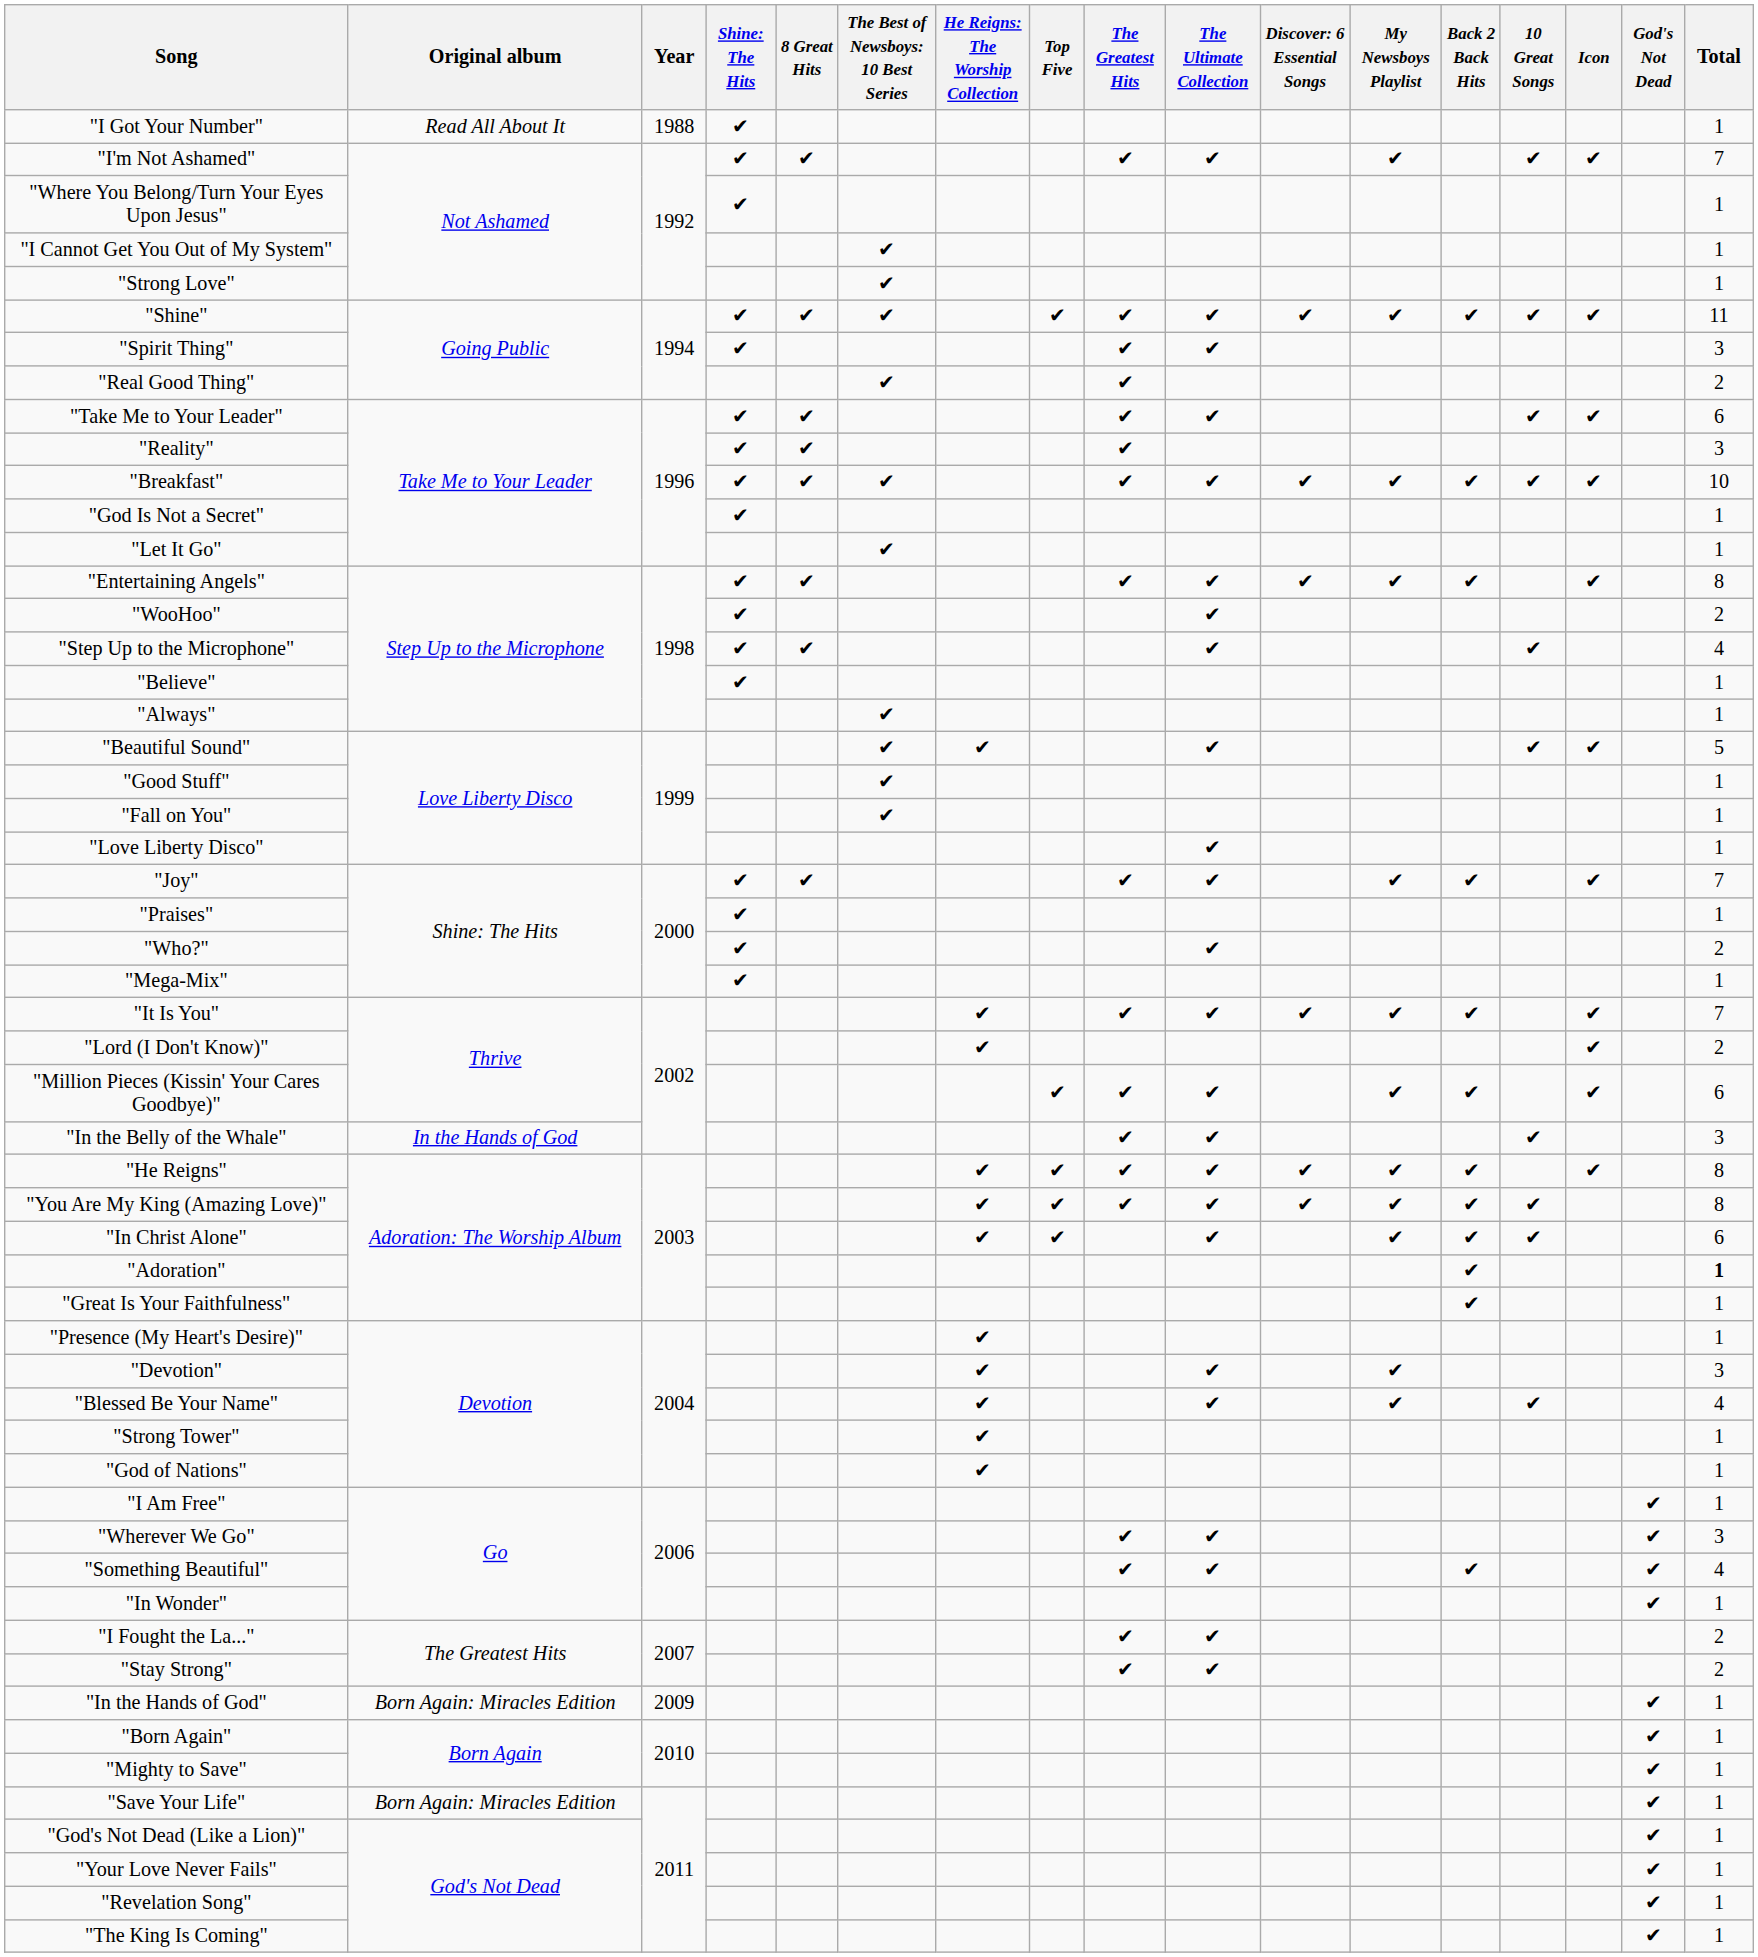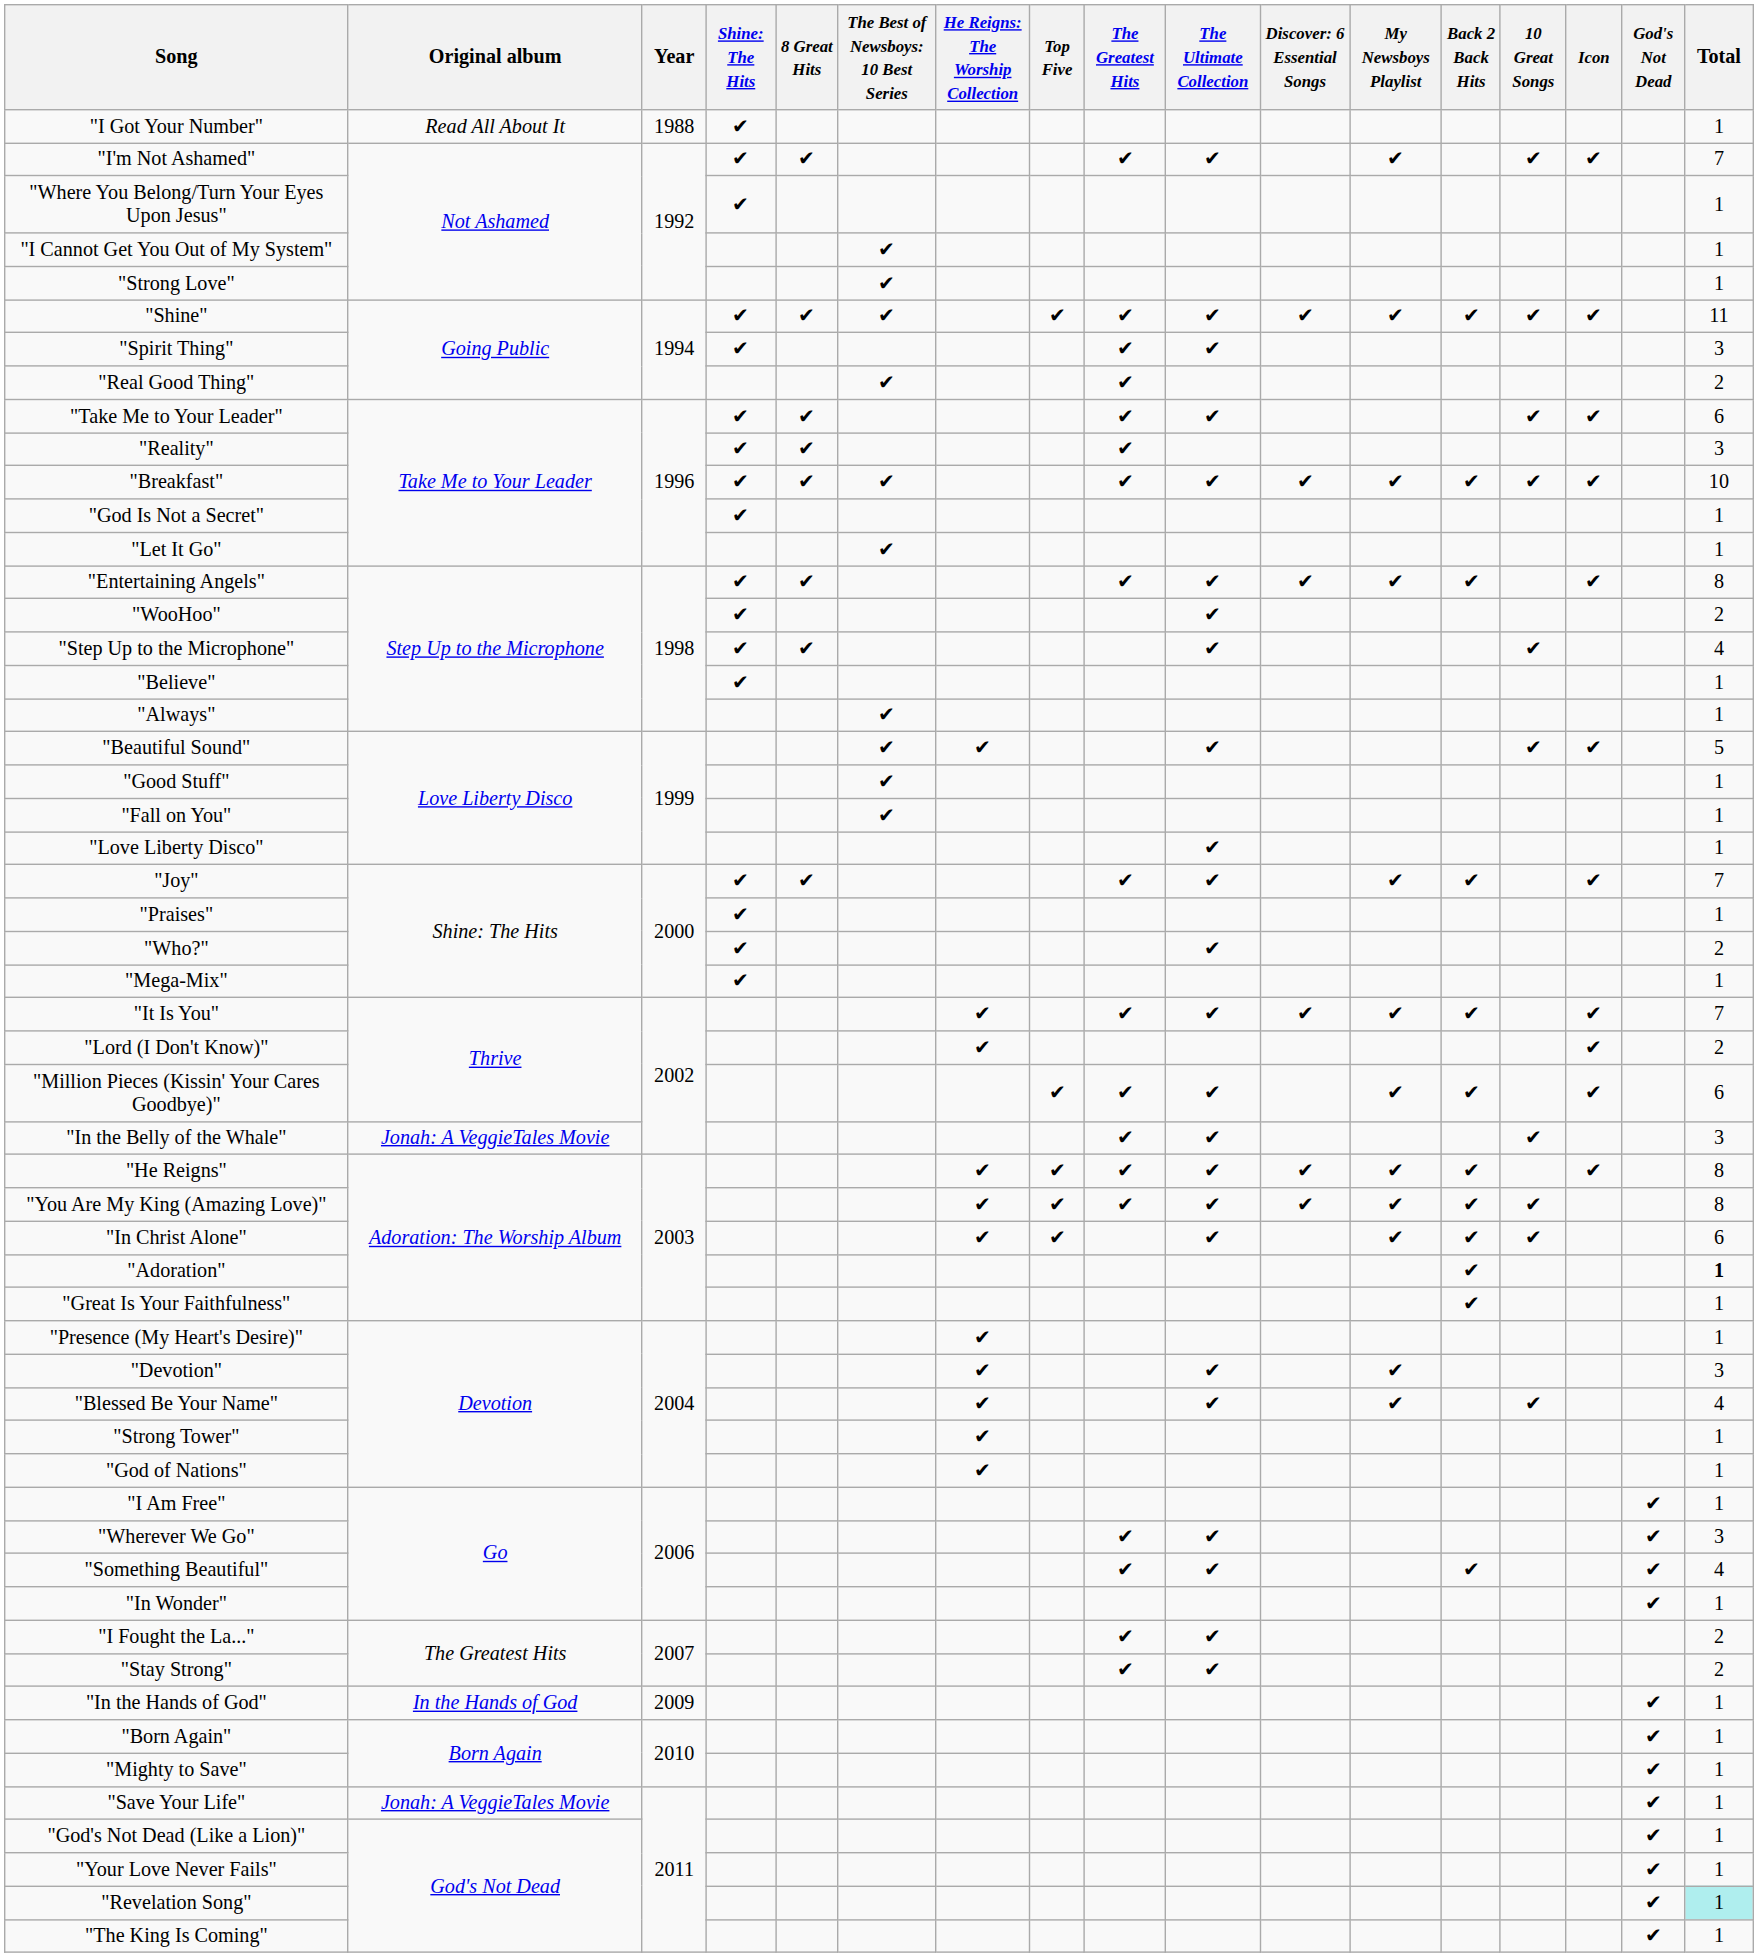(495, 1138) In the Hands of God -> (495, 1138) Jonah: A VeggieTales Movie
(495, 1703) Born Again: Miracles Edition -> (495, 1703) In the Hands of God
(495, 1803) Born Again: Miracles Edition -> (495, 1803) Jonah: A VeggieTales Movie
(1719, 1902) no background -> (1719, 1902) paleturquoise background
